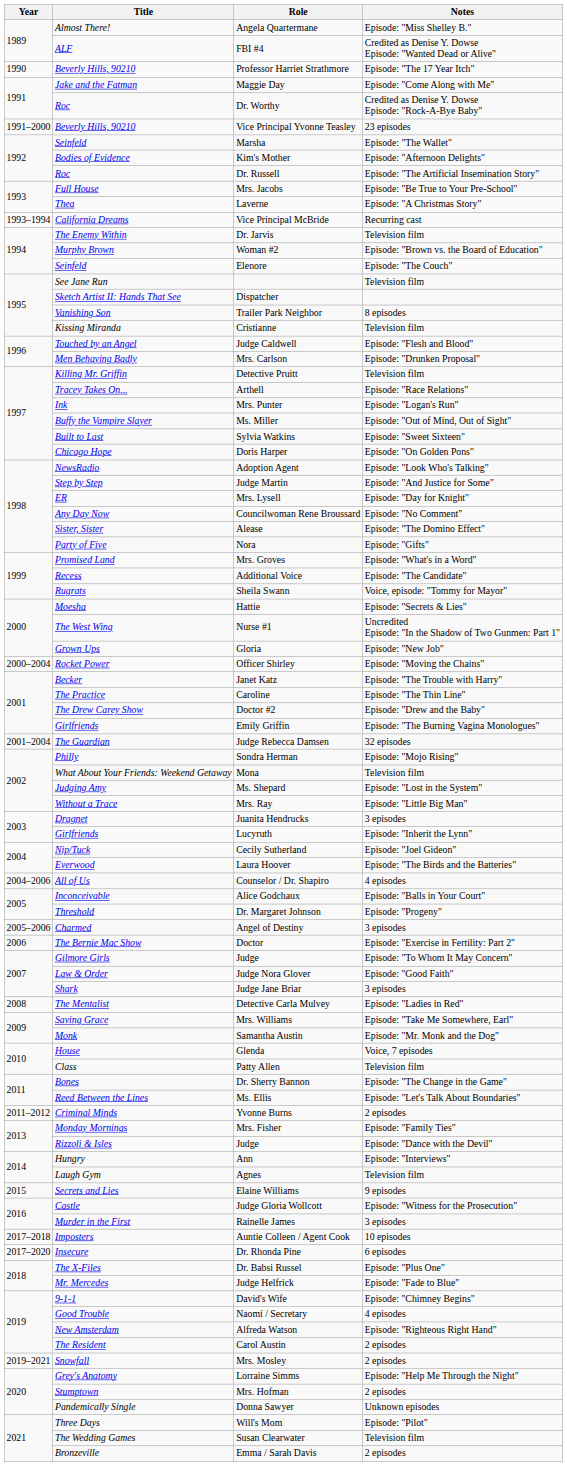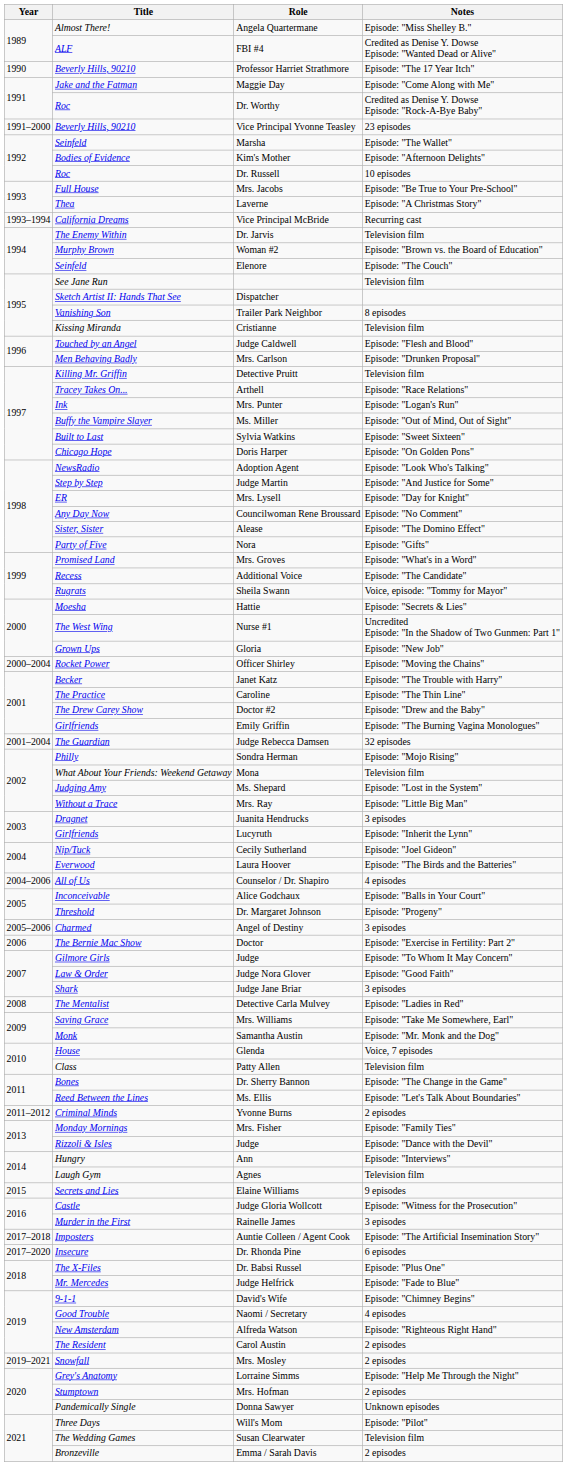(452, 173) Episode: "The Artificial Insemination Story" -> (388, 173) 10 episodes
(388, 1237) 10 episodes -> (452, 1237) Episode: "The Artificial Insemination Story"
